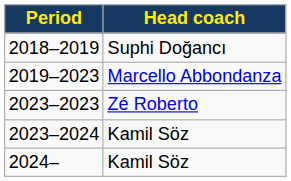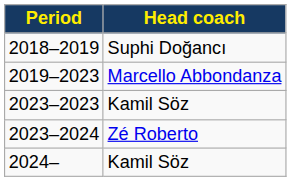(153, 104) Zé Roberto -> (148, 104) Kamil Söz
(148, 133) Kamil Söz -> (153, 133) Zé Roberto
